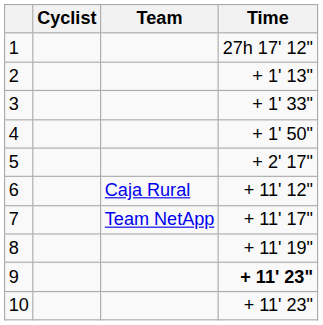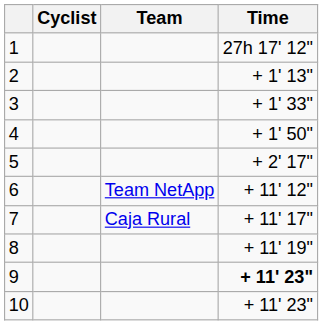(148, 190) Caja Rural -> (160, 190) Team NetApp
(160, 219) Team NetApp -> (148, 219) Caja Rural
